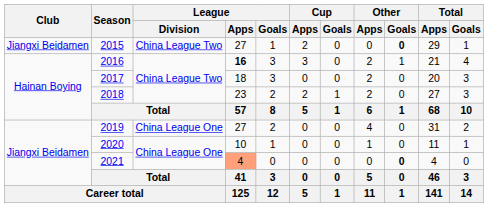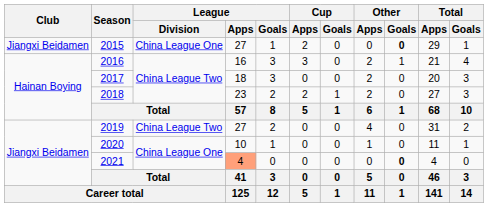(179, 45) China League Two -> (179, 45) China League One
(241, 62) bold -> (241, 62) normal
(179, 128) China League One -> (179, 128) China League Two
